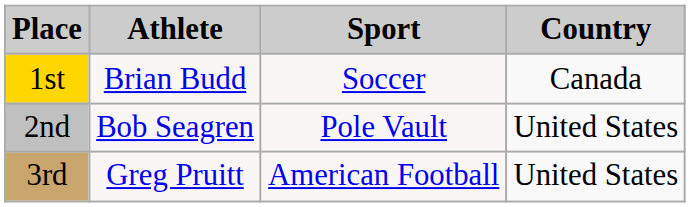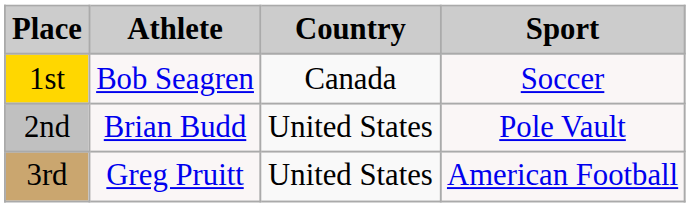columns swapped: (384, 29) <-> (596, 29)
(175, 78) Brian Budd -> (175, 78) Bob Seagren
(175, 127) Bob Seagren -> (175, 127) Brian Budd
